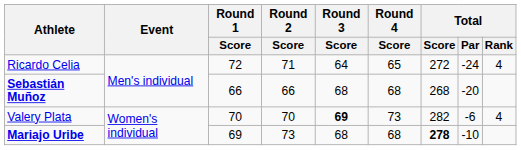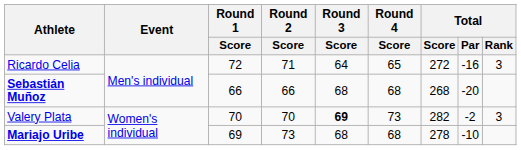(470, 65) -24 -> (470, 65) -16
(499, 65) 4 -> (499, 65) 3
(470, 117) -6 -> (470, 117) -2
(499, 117) 4 -> (499, 117) 3
(440, 136) bold -> (440, 136) normal
